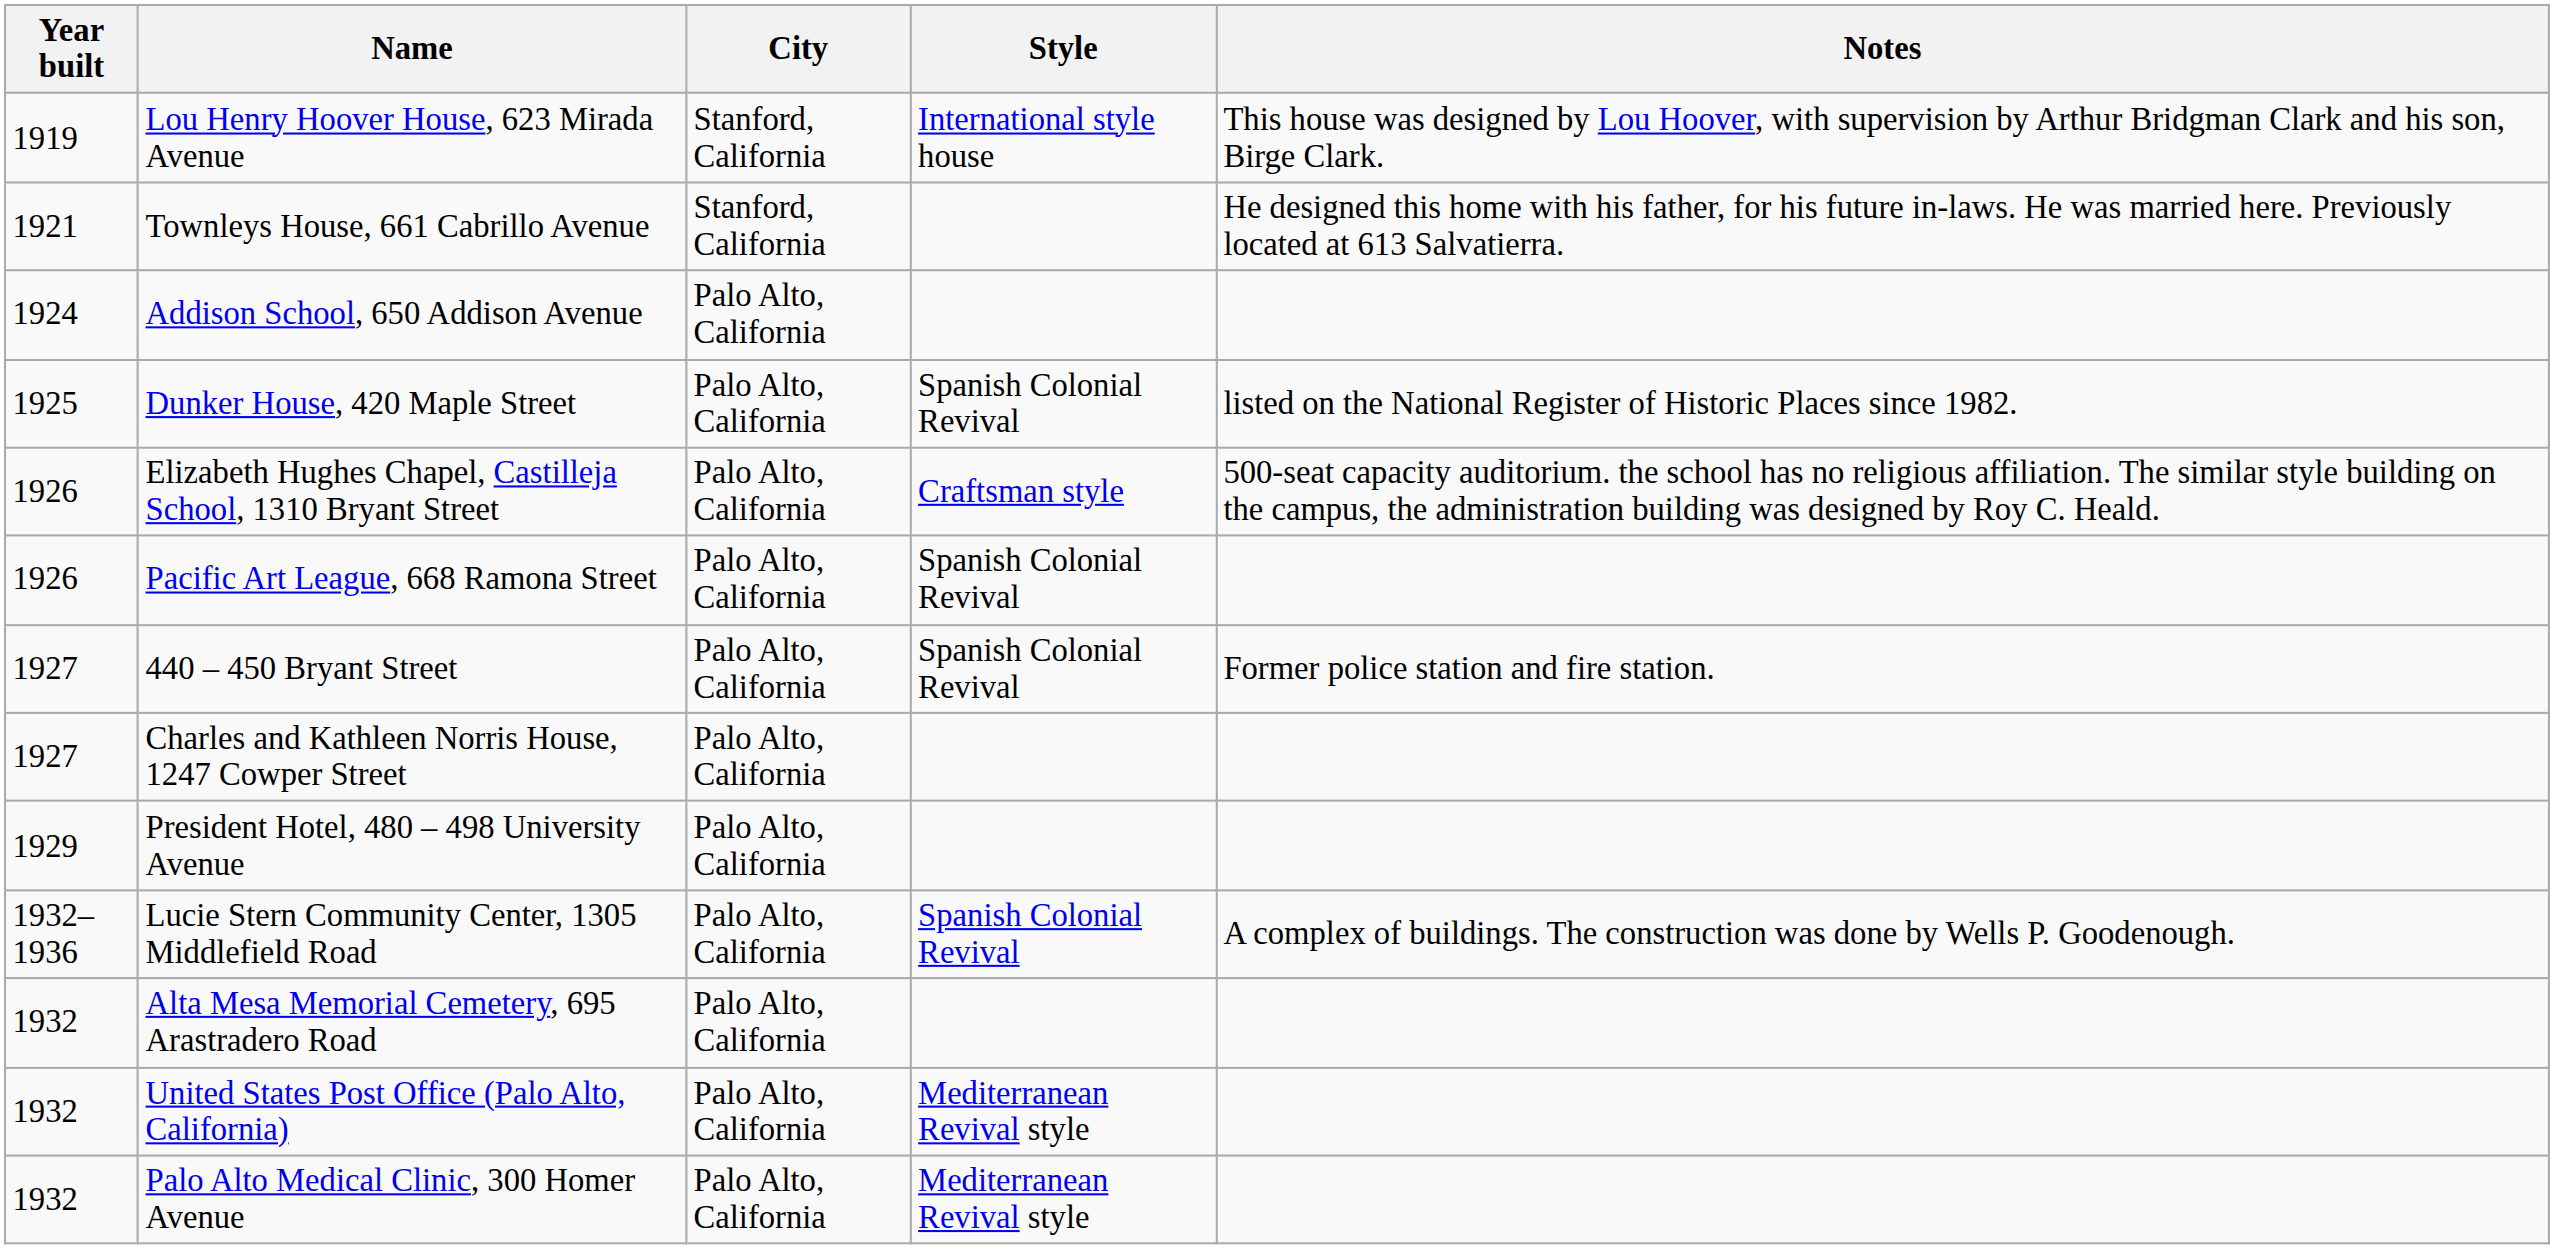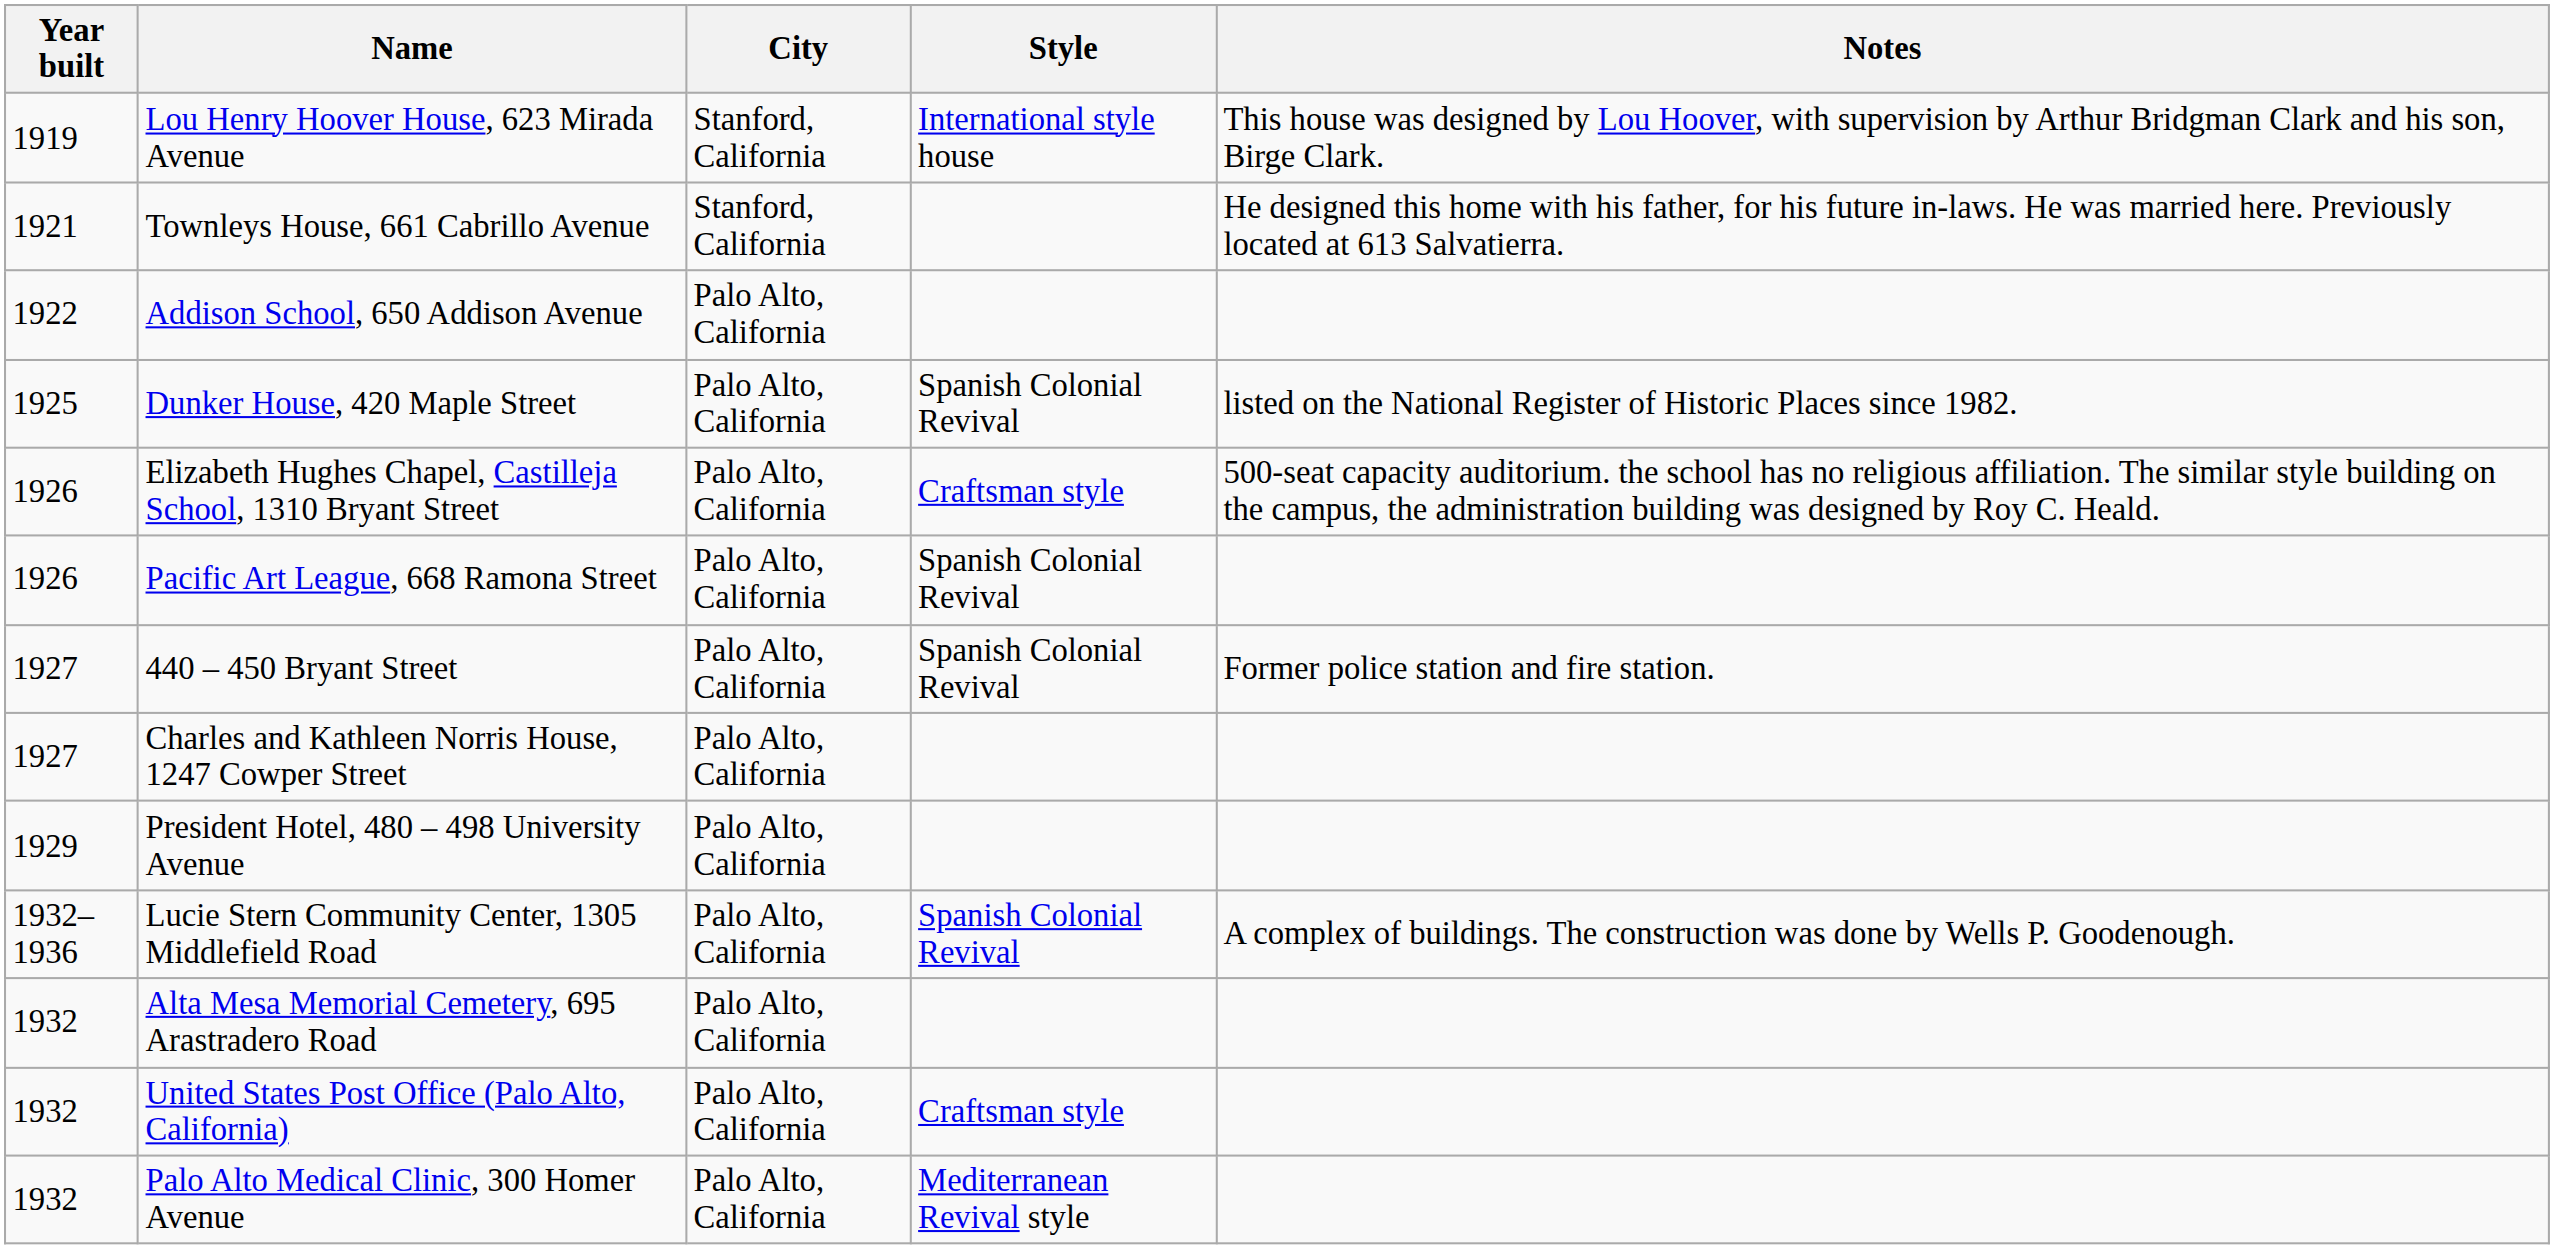(45, 314) 1924 -> (45, 314) 1922
(1013, 1110) Mediterranean Revival style -> (1021, 1110) Craftsman style
